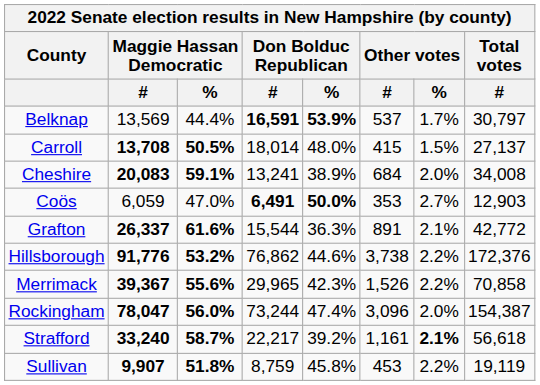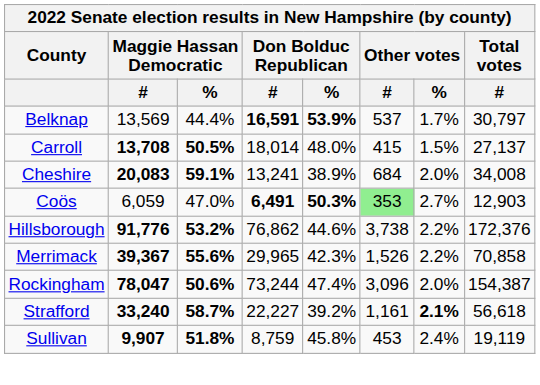(332, 202) 50.0% -> (332, 202) 50.3%
(387, 202) no background -> (387, 202) lightgreen background
- row: (57, 229)
(210, 311) 56.0% -> (210, 284) 50.6%
(273, 339) 22,217 -> (273, 311) 22,227
(439, 366) 2.2% -> (439, 339) 2.4%
